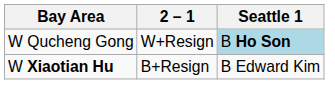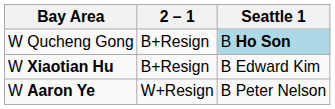(177, 41) W+Resign -> (175, 41) B+Resign
+ row: (52, 91)
